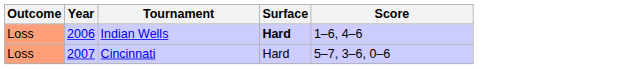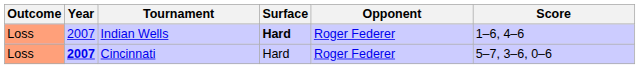+ column: (392, 14)
(81, 34) 2006 -> (81, 34) 2007
(81, 53) normal -> (81, 53) bold
